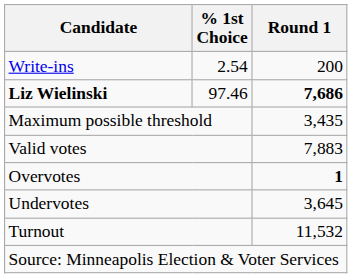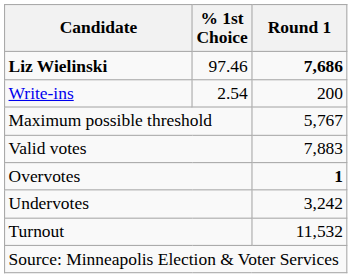rows swapped: (58, 93) <-> (41, 65)
(323, 120) 3,435 -> (323, 120) 5,767
(323, 203) 3,645 -> (323, 203) 3,242
